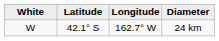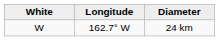- column: (83, 12)
